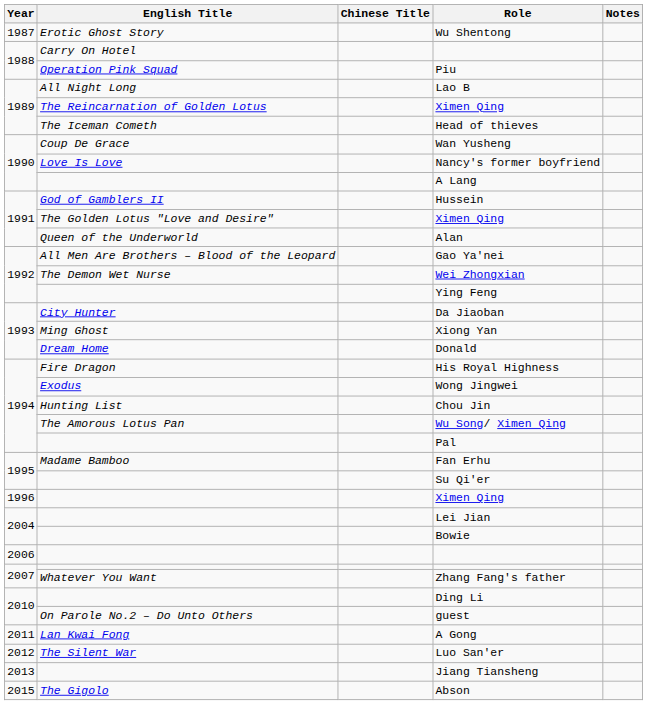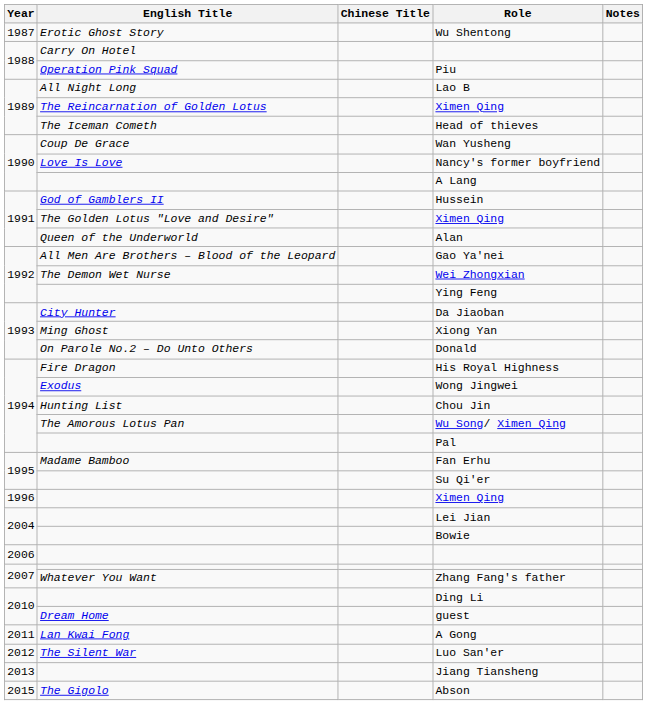(74, 349) Dream Home -> (146, 349) On Parole No.2 – Do Unto Others
(146, 616) On Parole No.2 – Do Unto Others -> (74, 616) Dream Home
